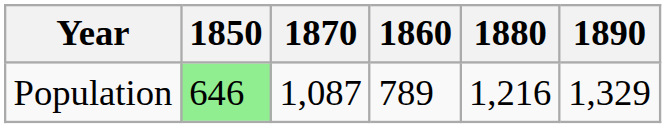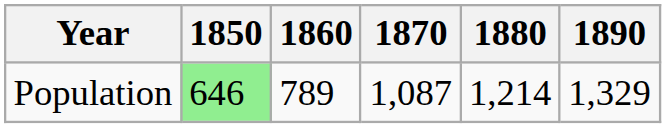columns swapped: (415, 33) <-> (321, 33)
(510, 91) 1,216 -> (510, 91) 1,214
